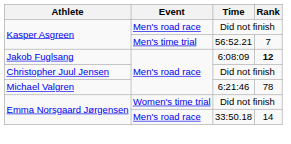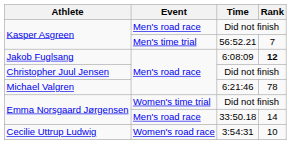+ row: (51, 132)
